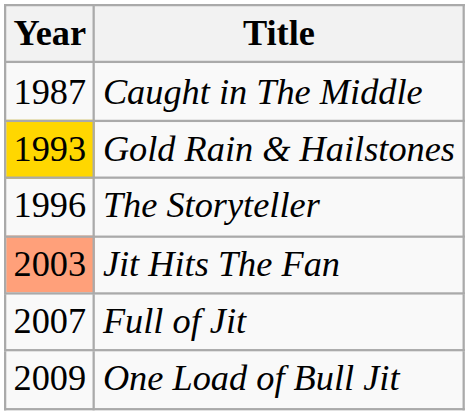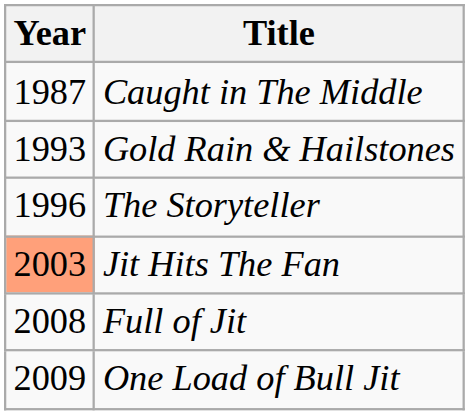(50, 148) gold background -> (50, 148) no background
(50, 321) 2007 -> (50, 321) 2008
